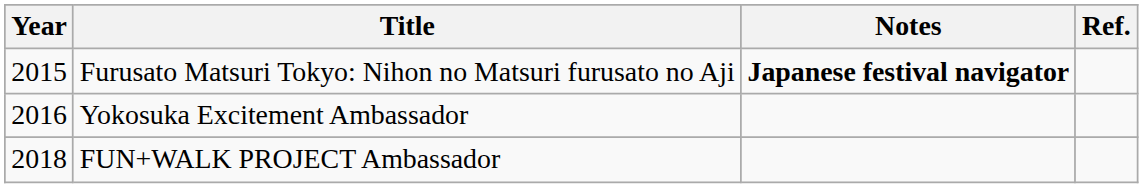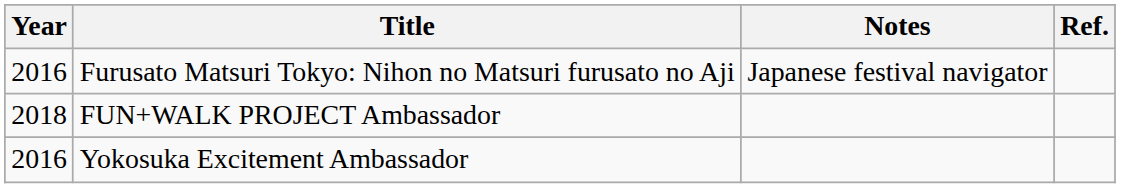(39, 70) 2015 -> (39, 70) 2016
(908, 70) bold -> (897, 70) normal
rows swapped: (274, 114) <-> (290, 159)
